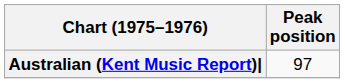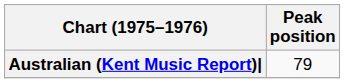(303, 63) 97 -> (303, 63) 79
